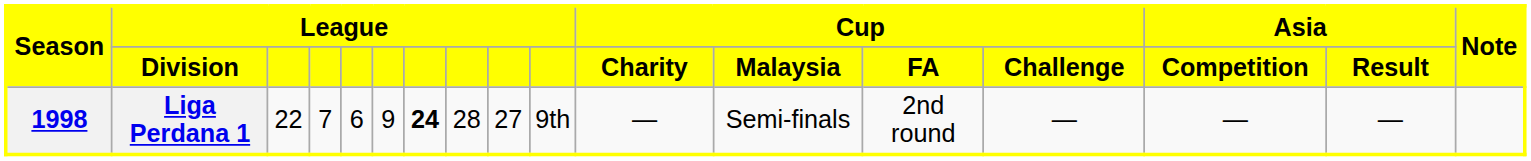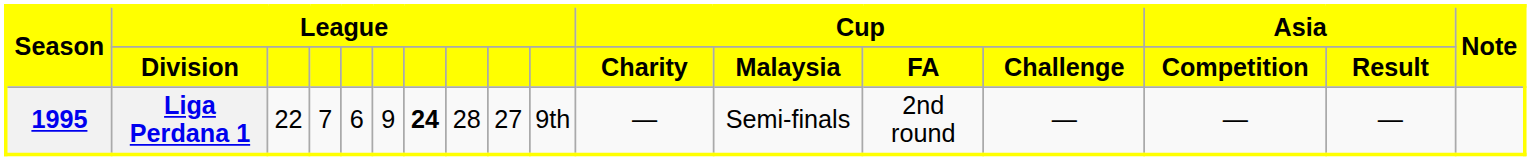(59, 121) 1998 -> (59, 121) 1995
